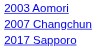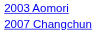- row: (40, 40)
